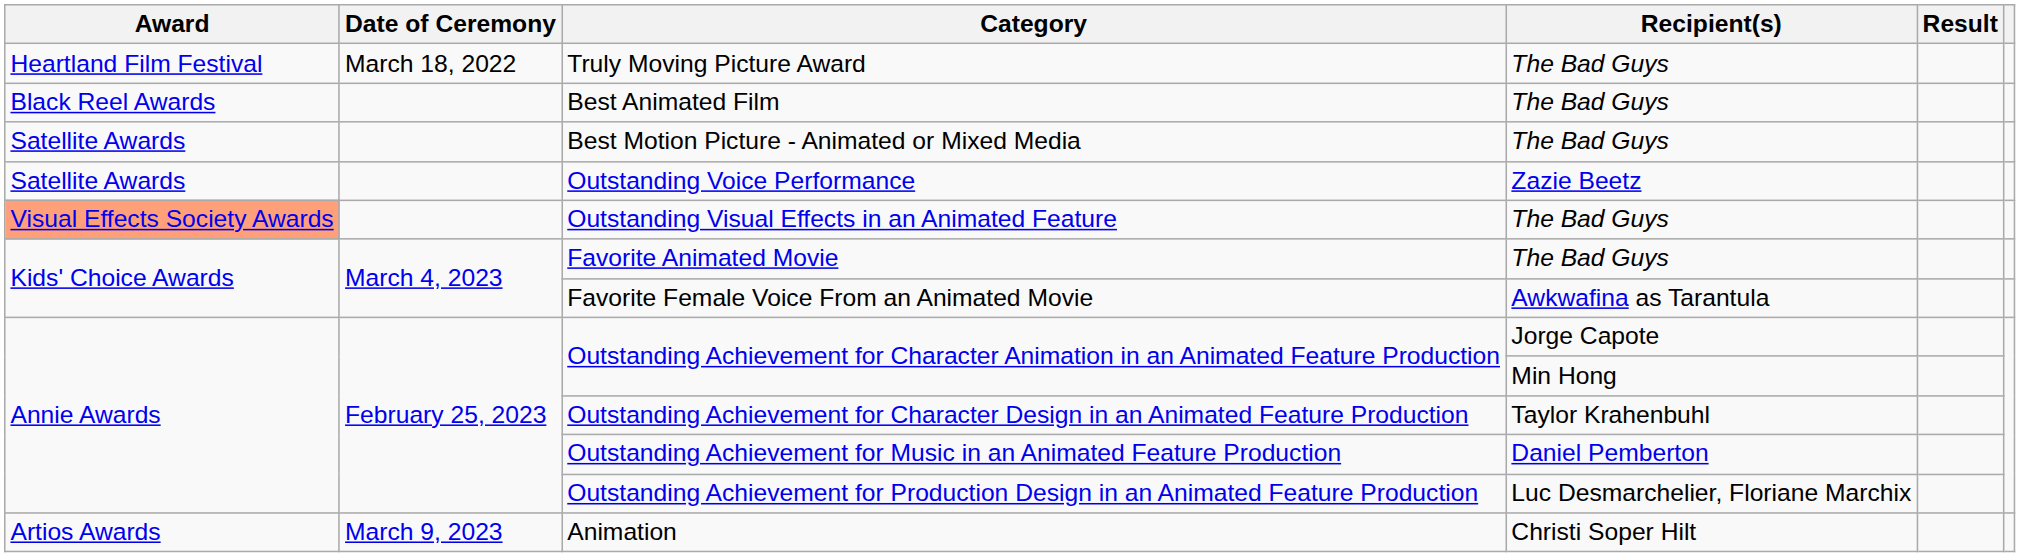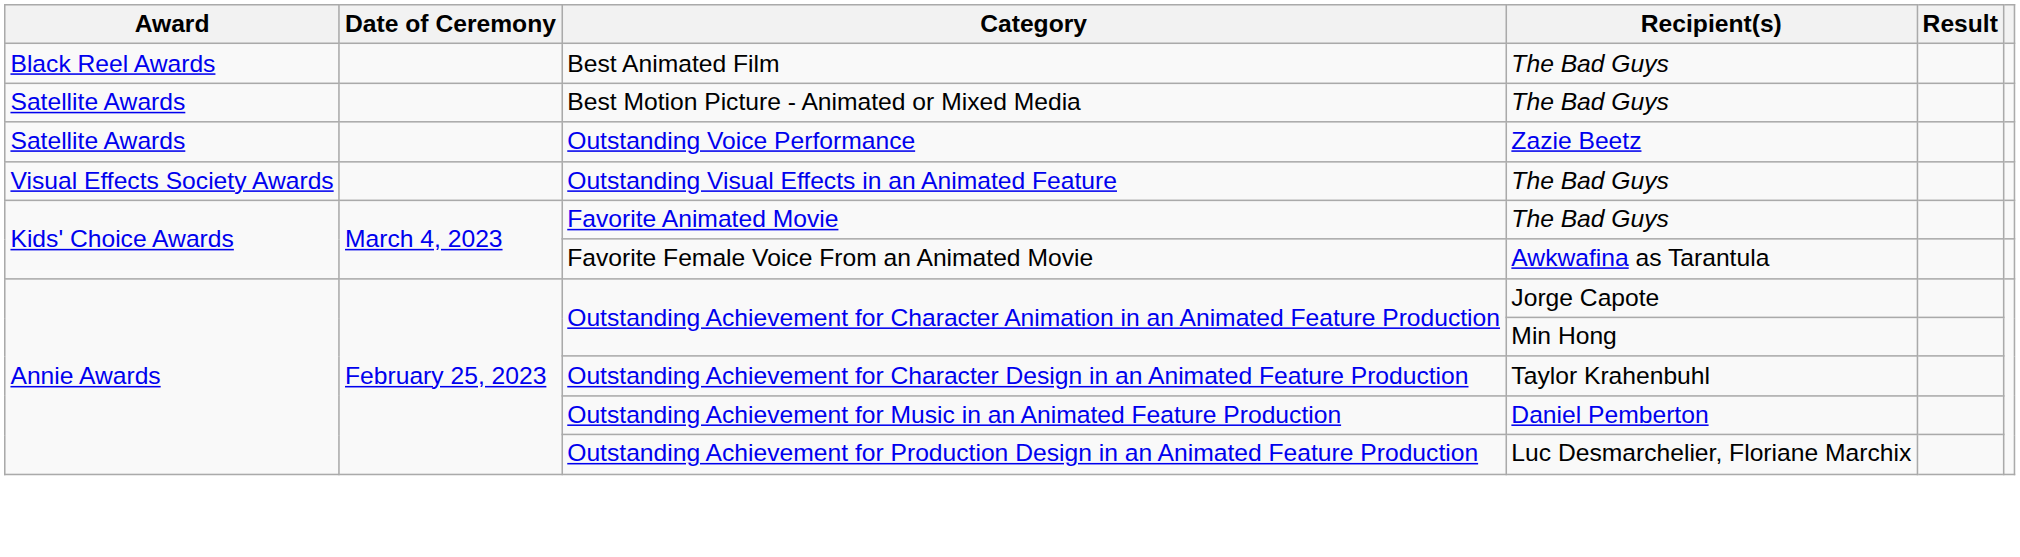- row: (717, 63)
(172, 219) lightsalmon background -> (172, 180) no background
- row: (622, 532)
